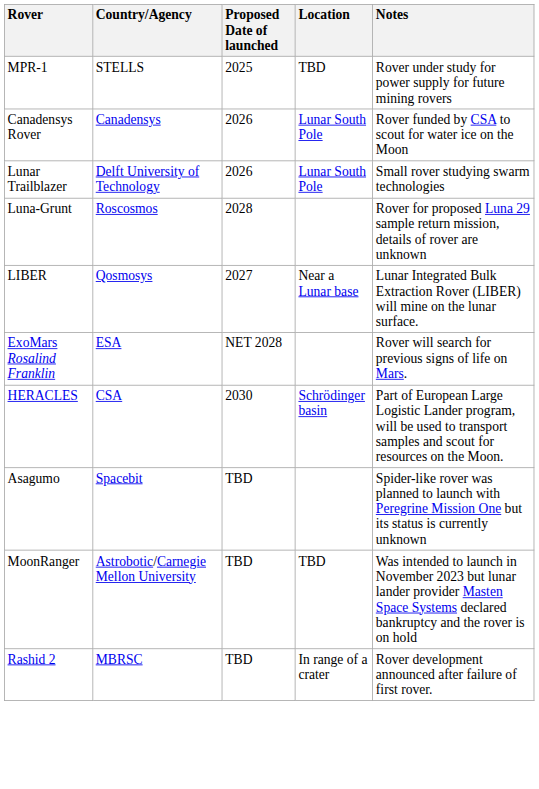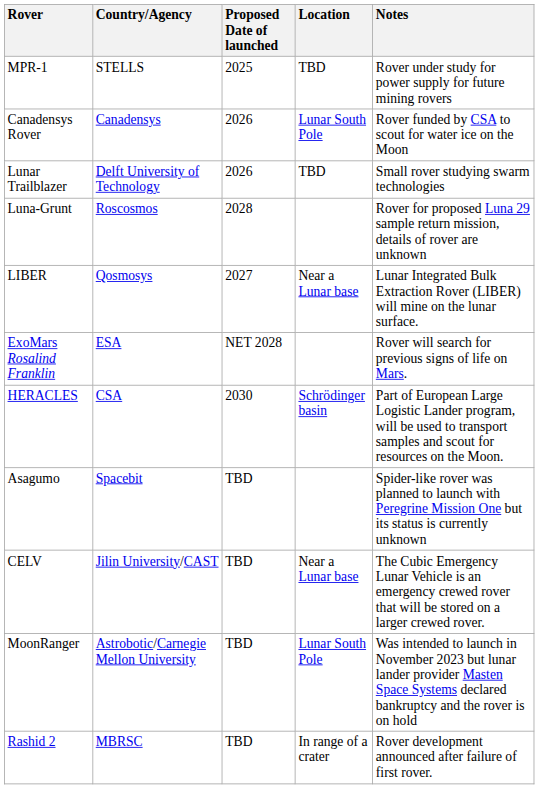(332, 179) Lunar South Pole -> (312, 171) TBD
+ row: (25, 561)
(312, 561) TBD -> (332, 651) Lunar South Pole
